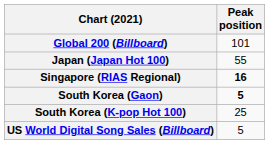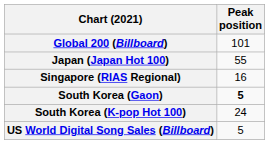(241, 78) bold -> (241, 78) normal
(241, 113) 25 -> (241, 113) 24
